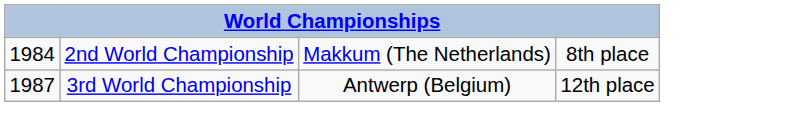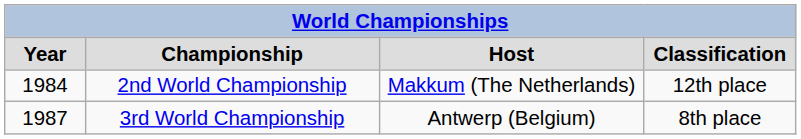+ row: (232, 54)
(608, 54) 8th place -> (720, 86) 12th place
(608, 86) 12th place -> (720, 118) 8th place
